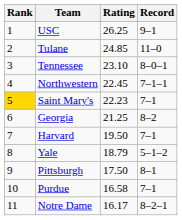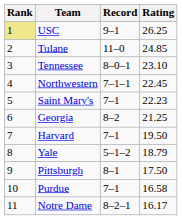columns swapped: (157, 13) <-> (119, 13)
(10, 30) no background -> (10, 30) khaki background
(10, 100) gold background -> (10, 100) no background
